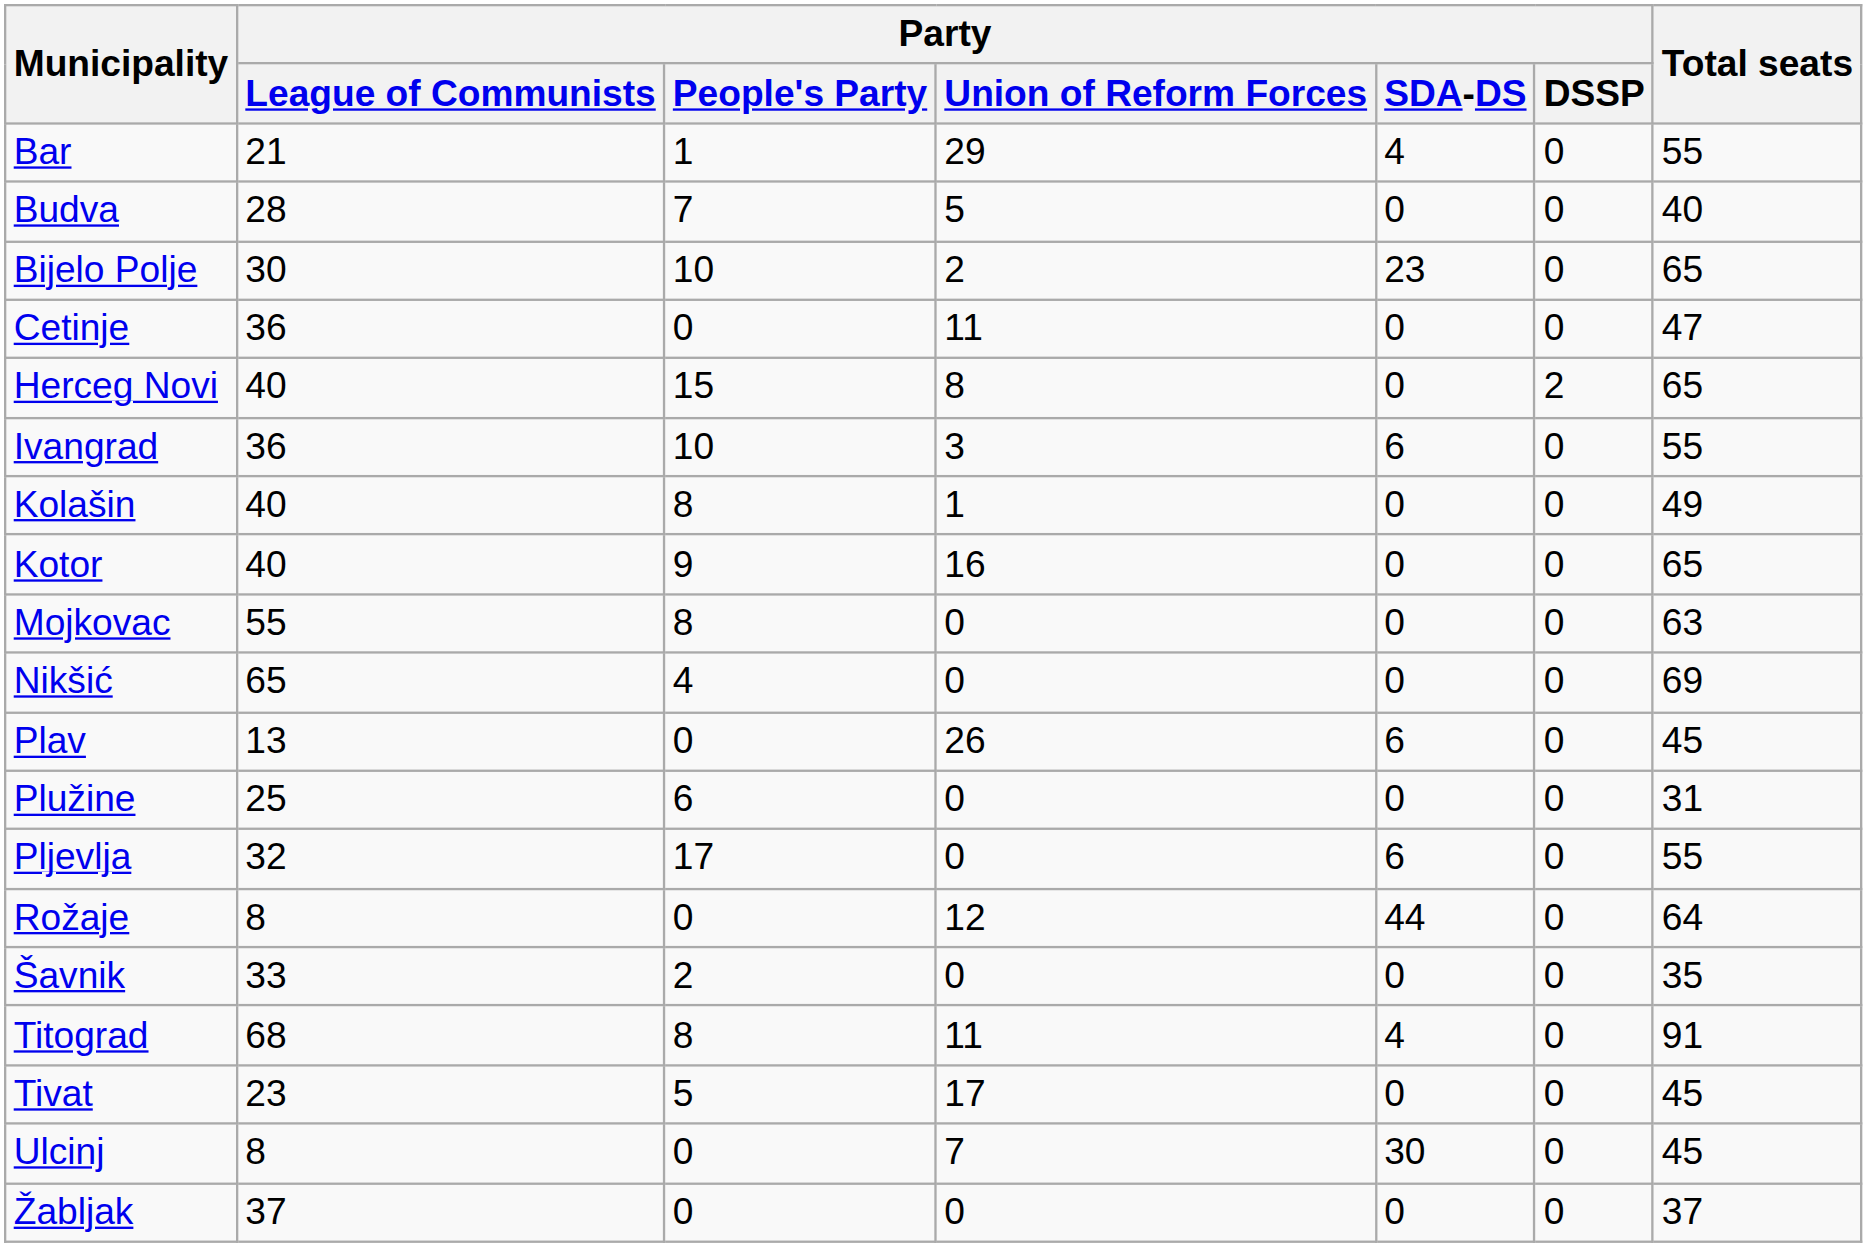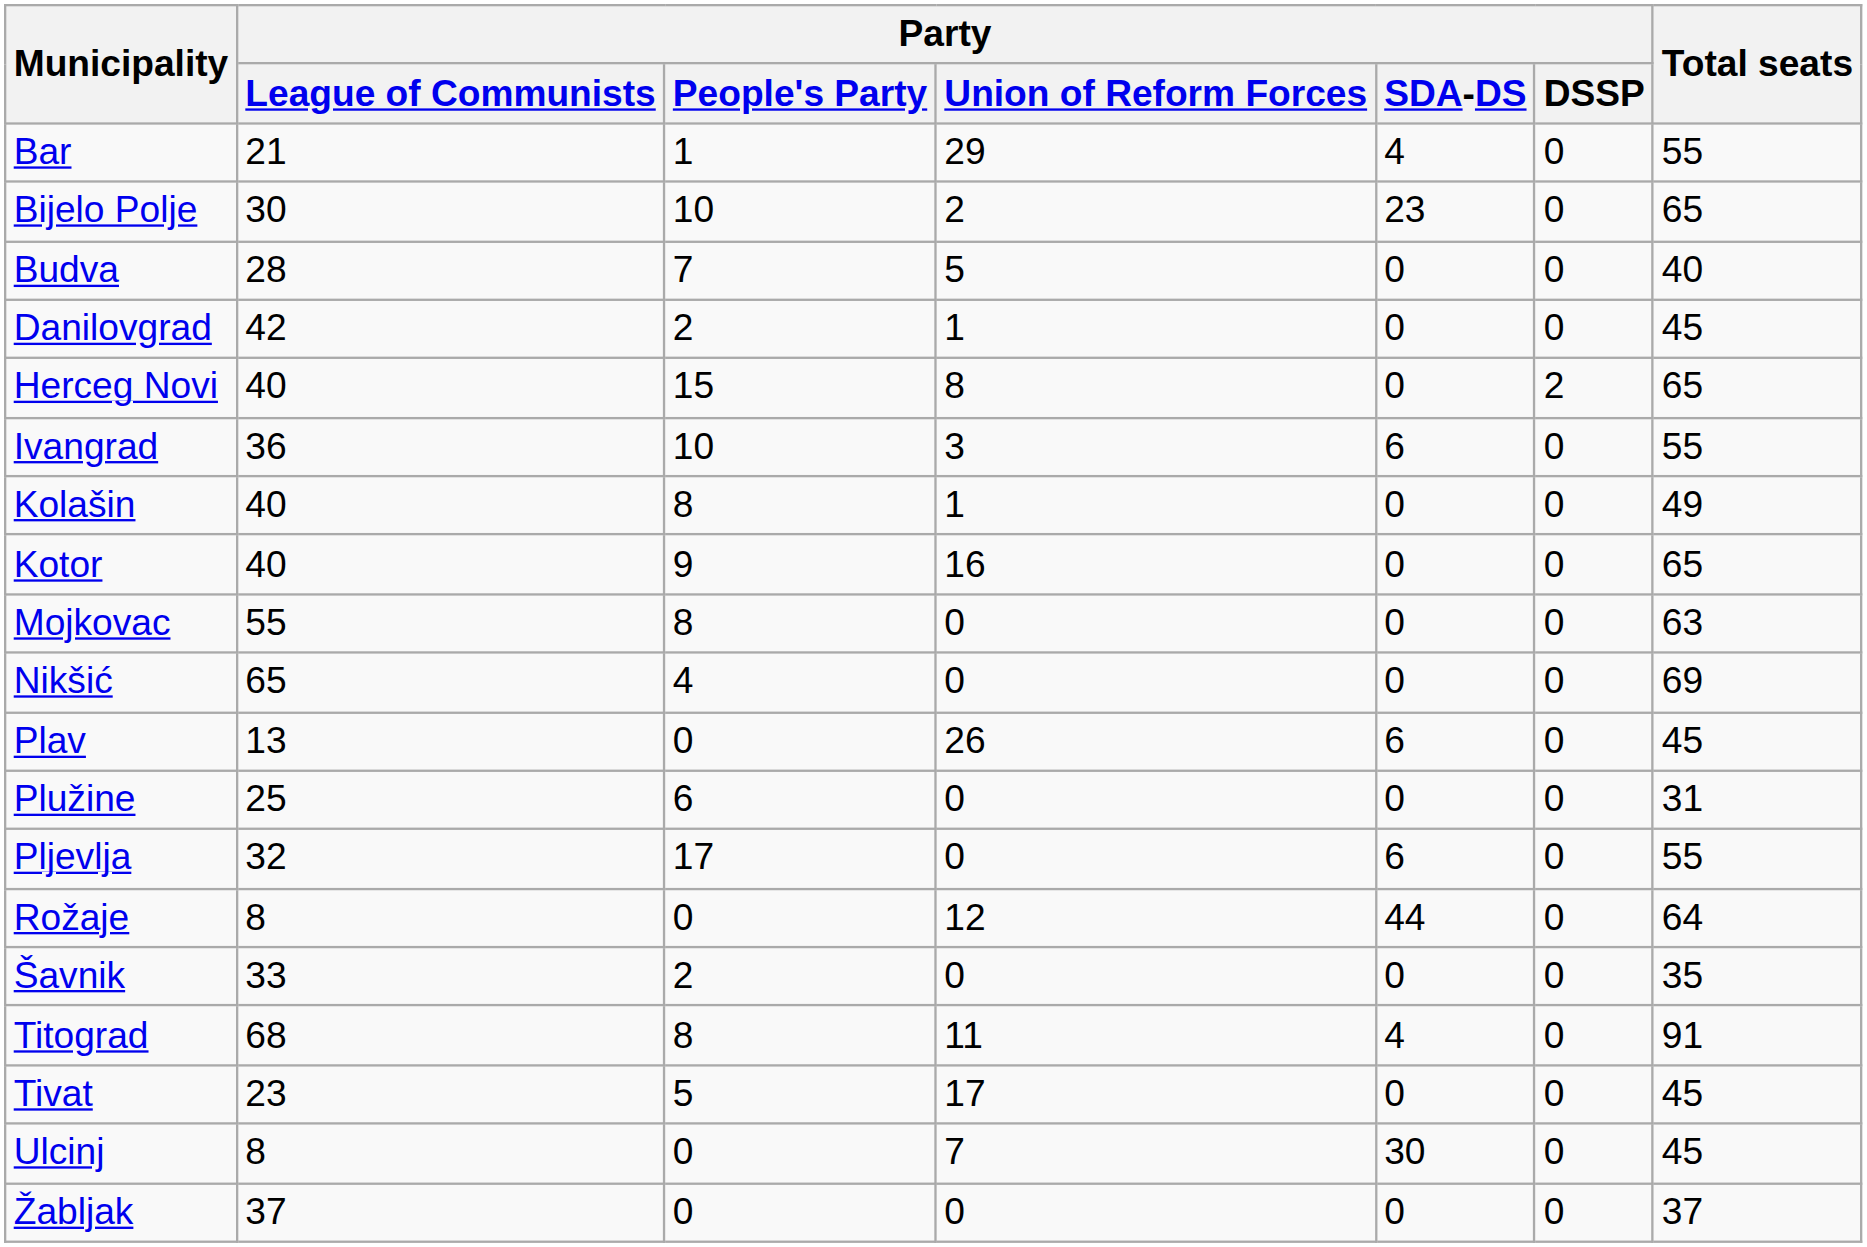rows swapped: (106, 269) <-> (66, 210)
- row: (71, 328)
+ row: (113, 328)
